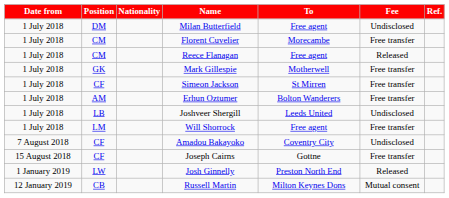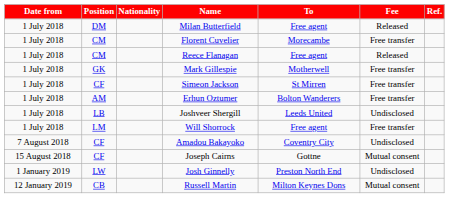(392, 26) Undisclosed -> (392, 26) Released
(392, 157) Free transfer -> (392, 157) Mutual consent
(392, 171) Released -> (392, 171) Undisclosed
